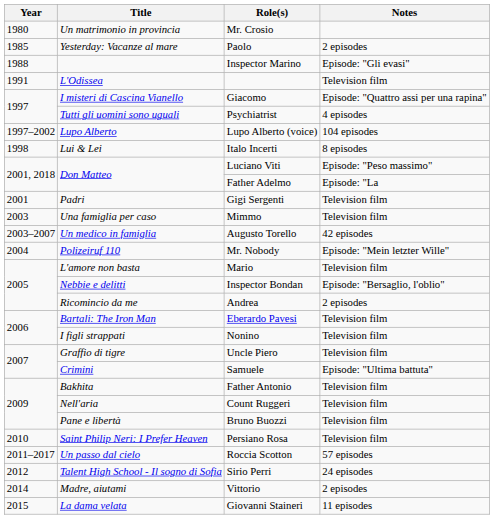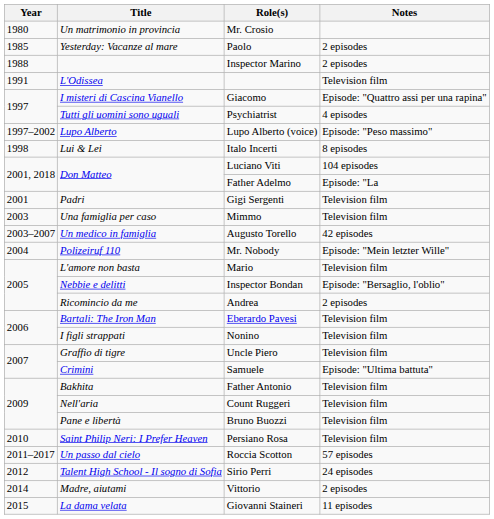(366, 64) Episode: "Gli evasi" -> (345, 64) 2 episodes
(350, 132) 104 episodes -> (377, 132) Episode: "Peso massimo"
(377, 166) Episode: "Peso massimo" -> (350, 166) 104 episodes
